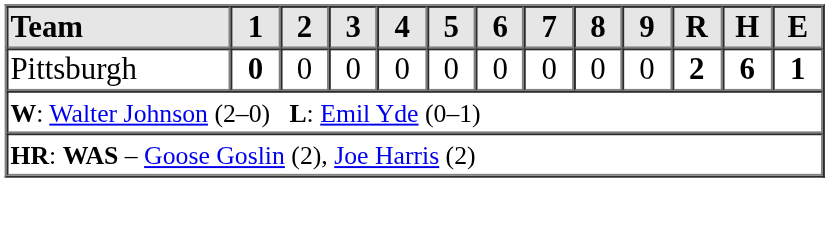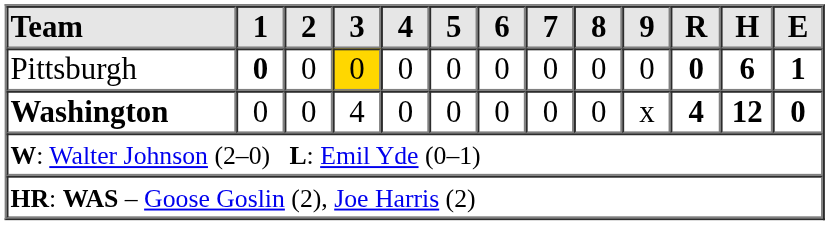(353, 69) no background -> (357, 69) gold background
(697, 69) 2 -> (696, 69) 0
+ row: (89, 111)
